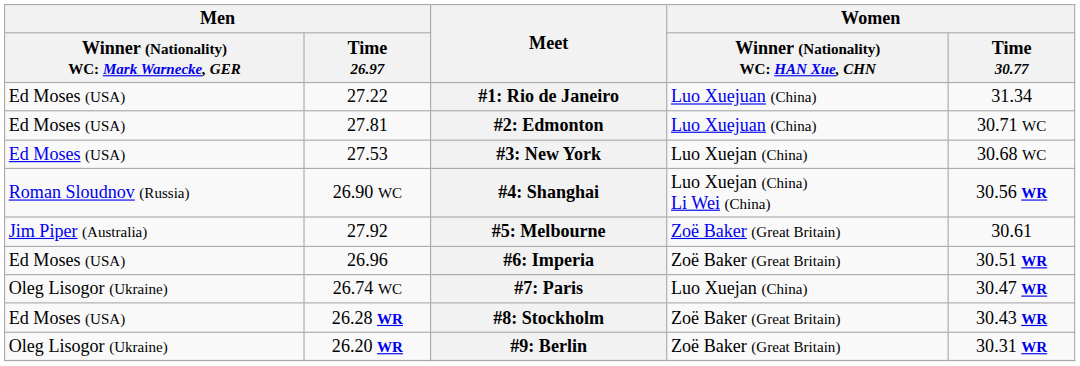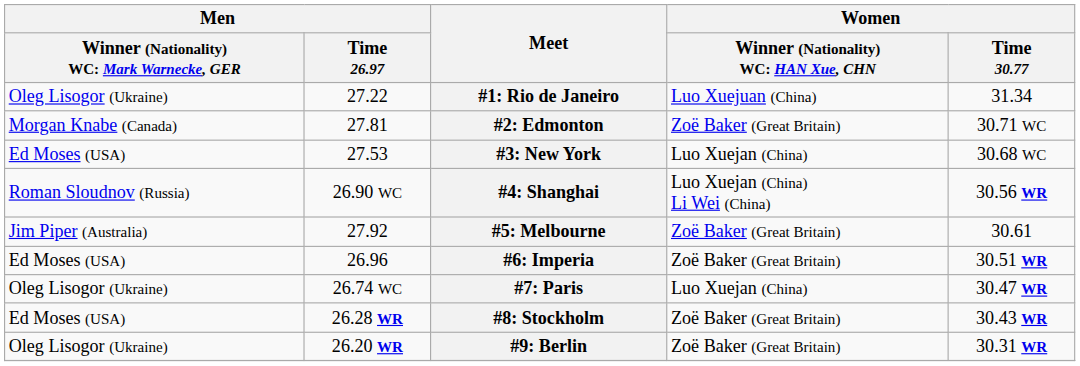(67, 96) Ed Moses (USA) -> (88, 96) Oleg Lisogor (Ukraine)
(67, 125) Ed Moses (USA) -> (93, 125) Morgan Knabe (Canada)
(744, 125) Luo Xuejuan (China) -> (756, 125) Zoë Baker (Great Britain)
